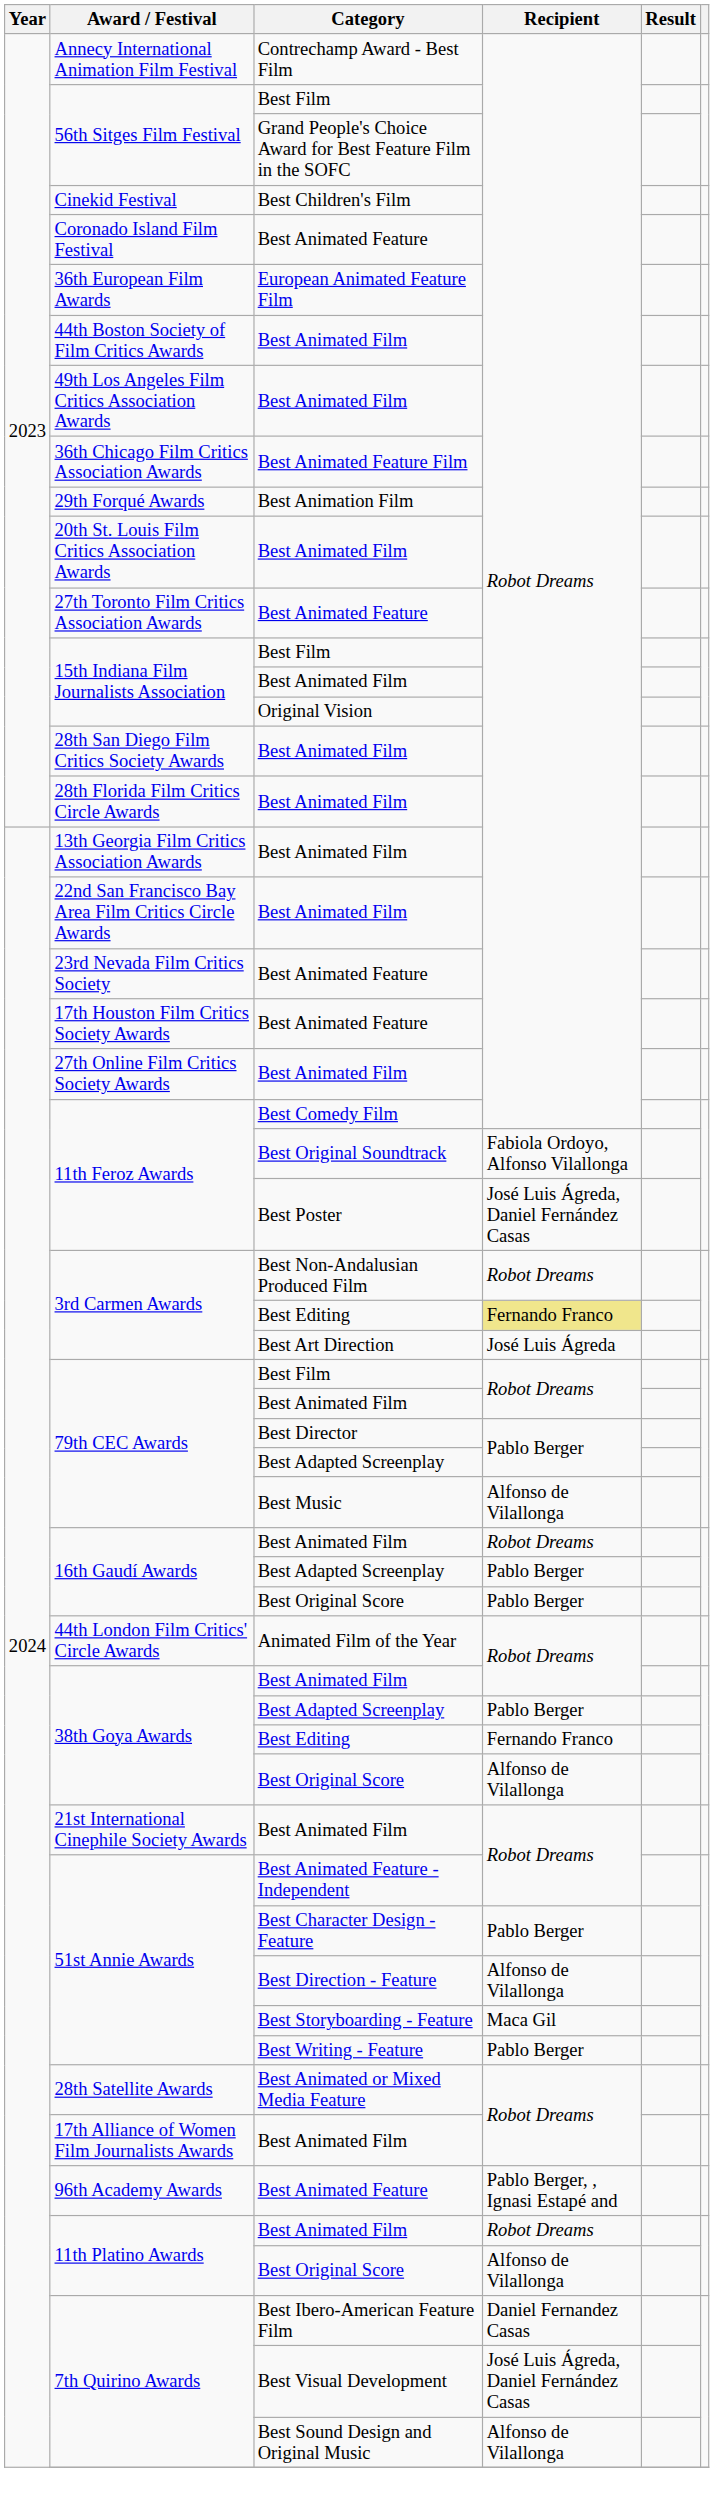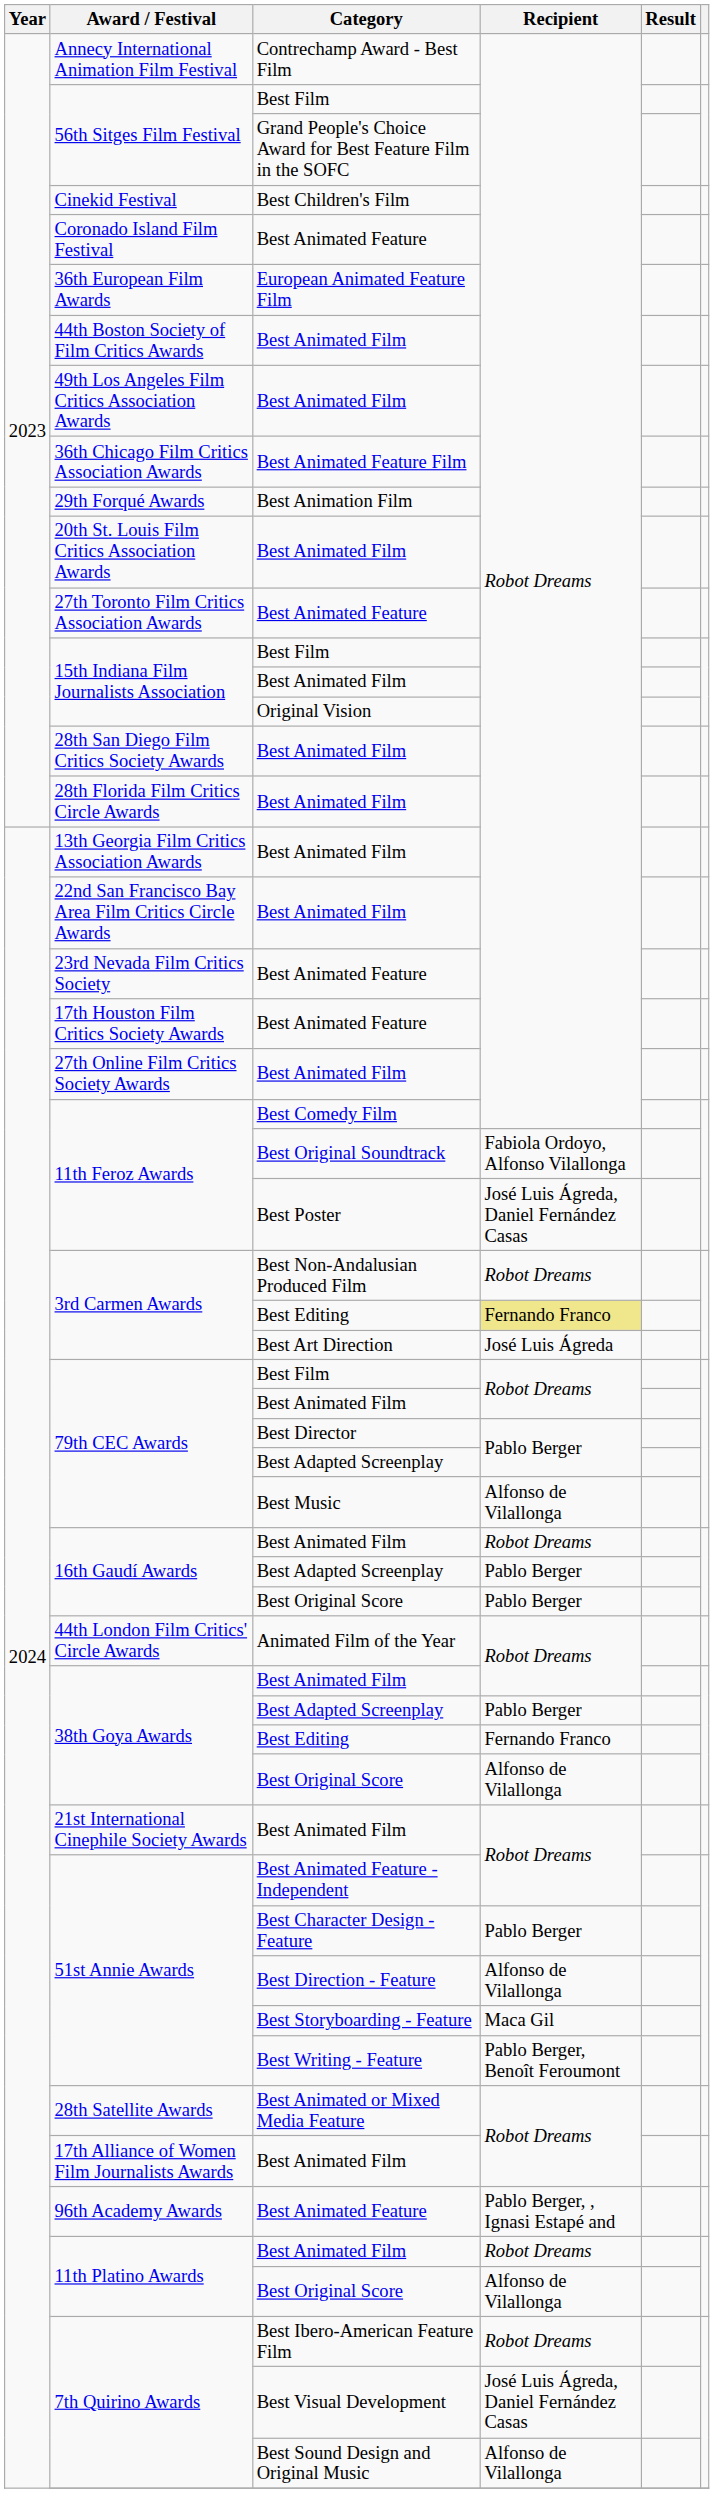(535, 2049) Pablo Berger -> (552, 2060) Pablo Berger, Benoît Feroumont
(552, 2320) Daniel Fernandez Casas -> (538, 2341) Robot Dreams
